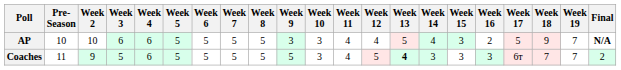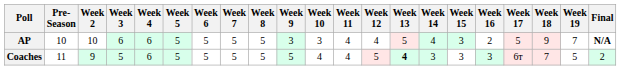(319, 57) 3 -> (319, 57) 4
(575, 57) 7 -> (575, 57) 5
